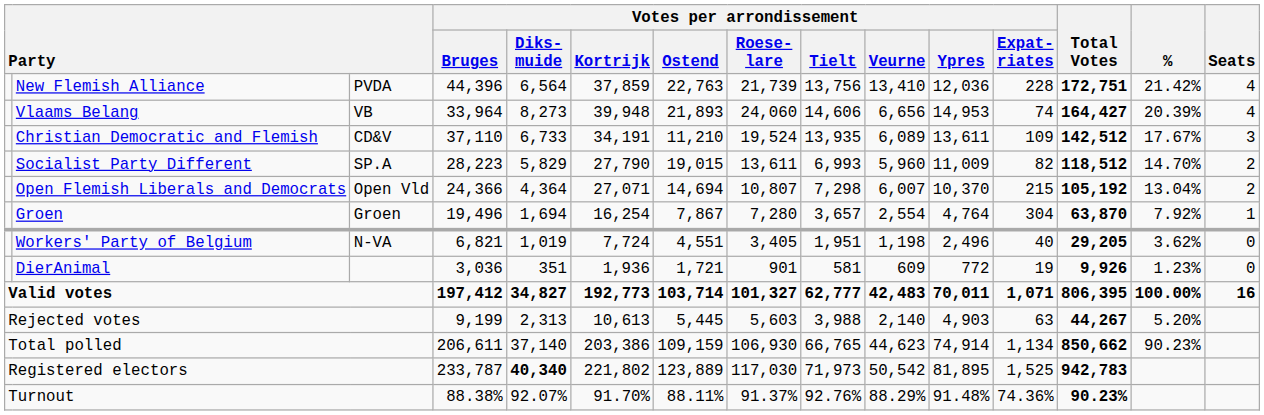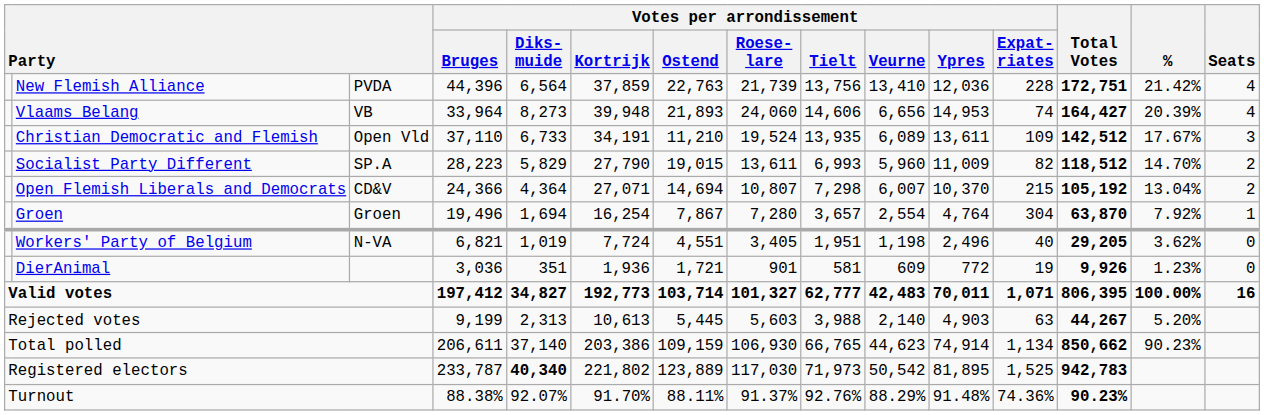(373, 138) CD&V -> (391, 138) Open Vld
(391, 189) Open Vld -> (373, 189) CD&V
